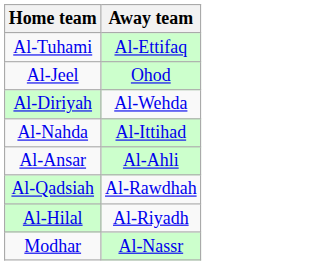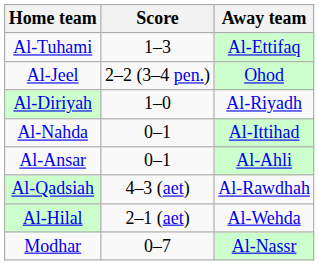+ column: (158, 18)
(151, 103) Al-Wehda -> (264, 103) Al-Riyadh
(151, 217) Al-Riyadh -> (264, 217) Al-Wehda
